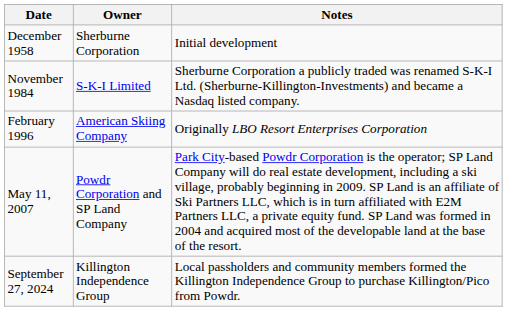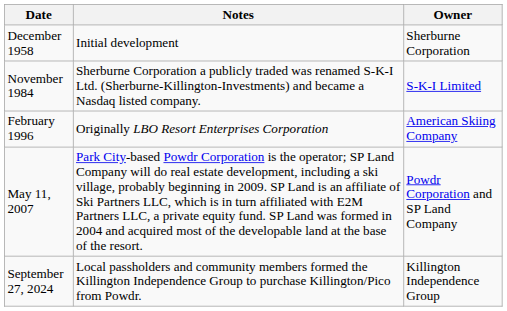columns swapped: (122, 14) <-> (337, 14)
